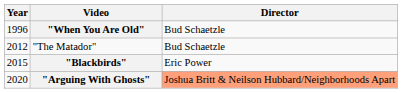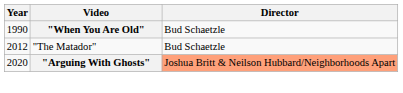(17, 29) 1996 -> (17, 29) 1990
- row: (96, 63)
